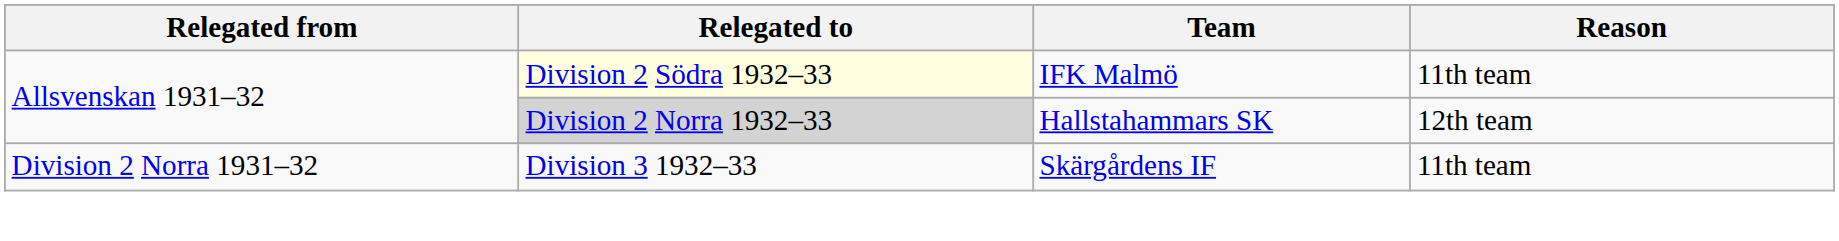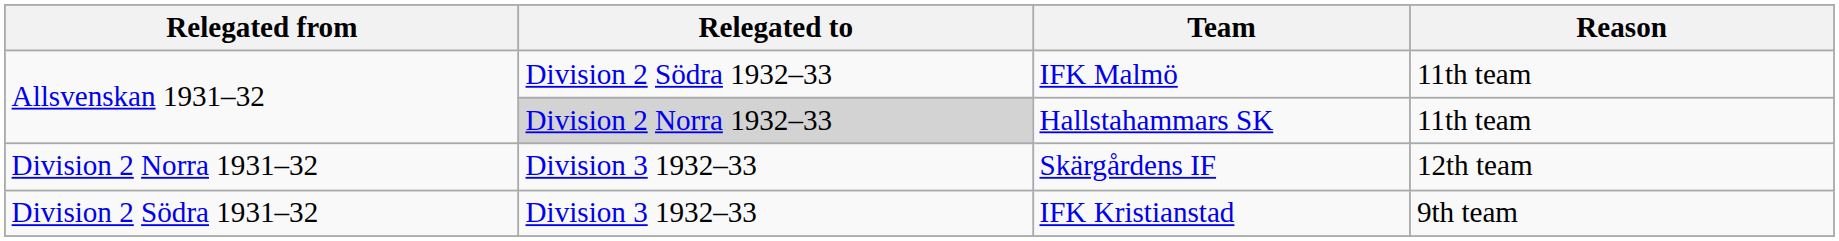(679, 73) lightyellow background -> (679, 73) no background
(1475, 119) 12th team -> (1474, 119) 11th team
(1474, 166) 11th team -> (1475, 166) 12th team
+ row: (1137, 212)
